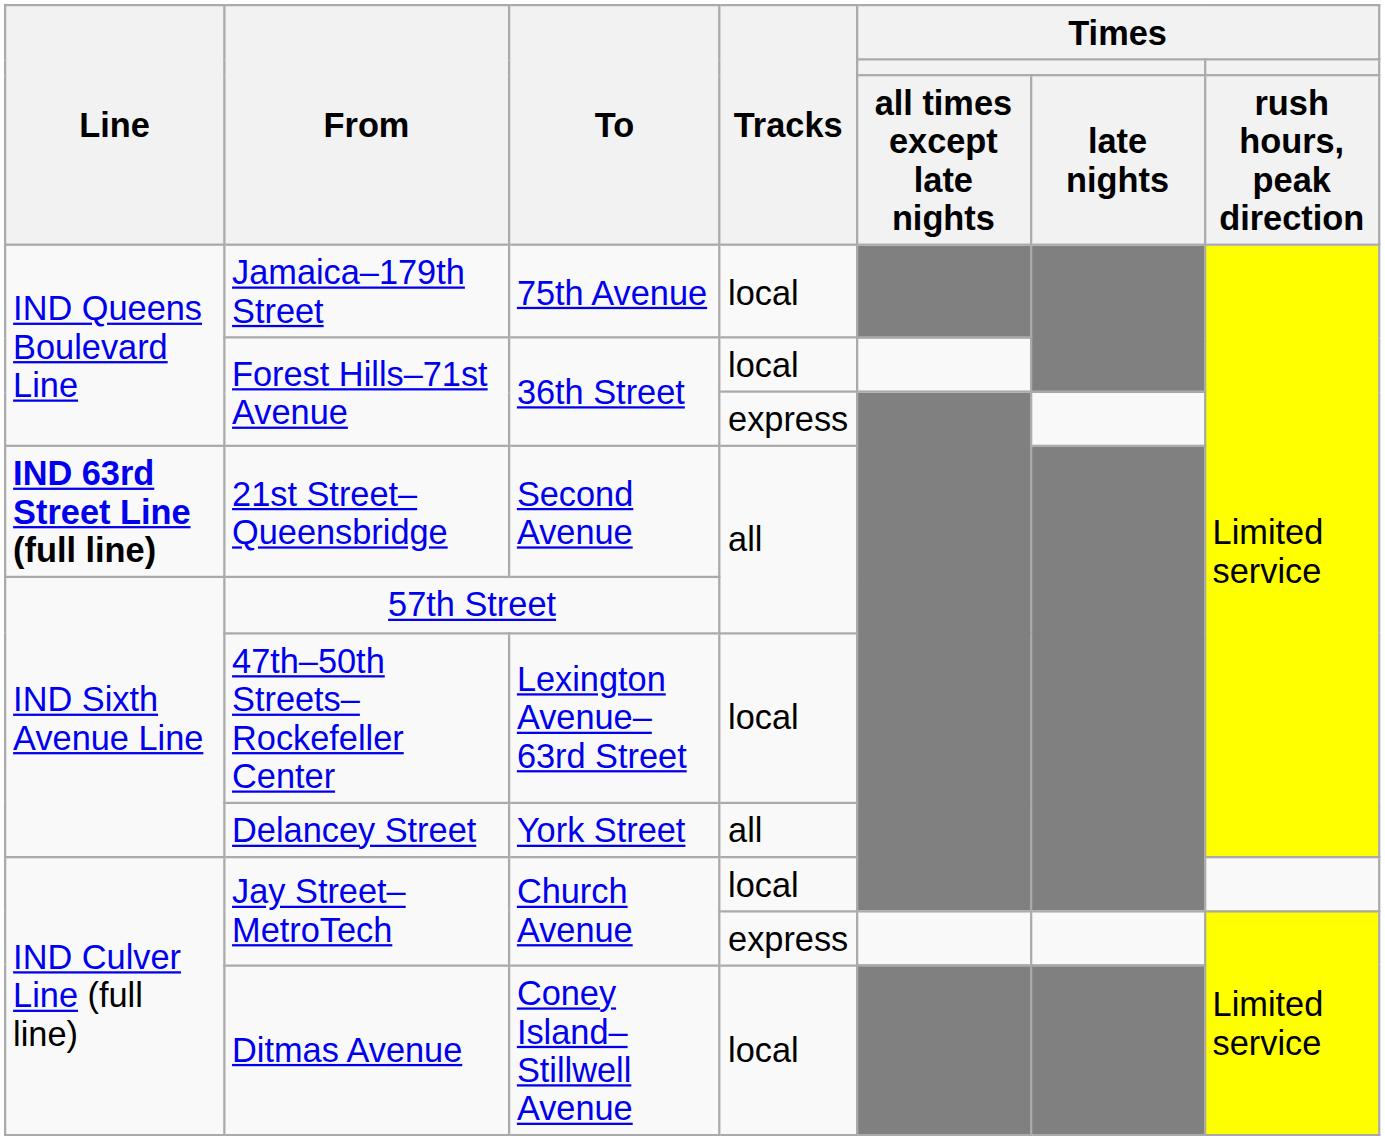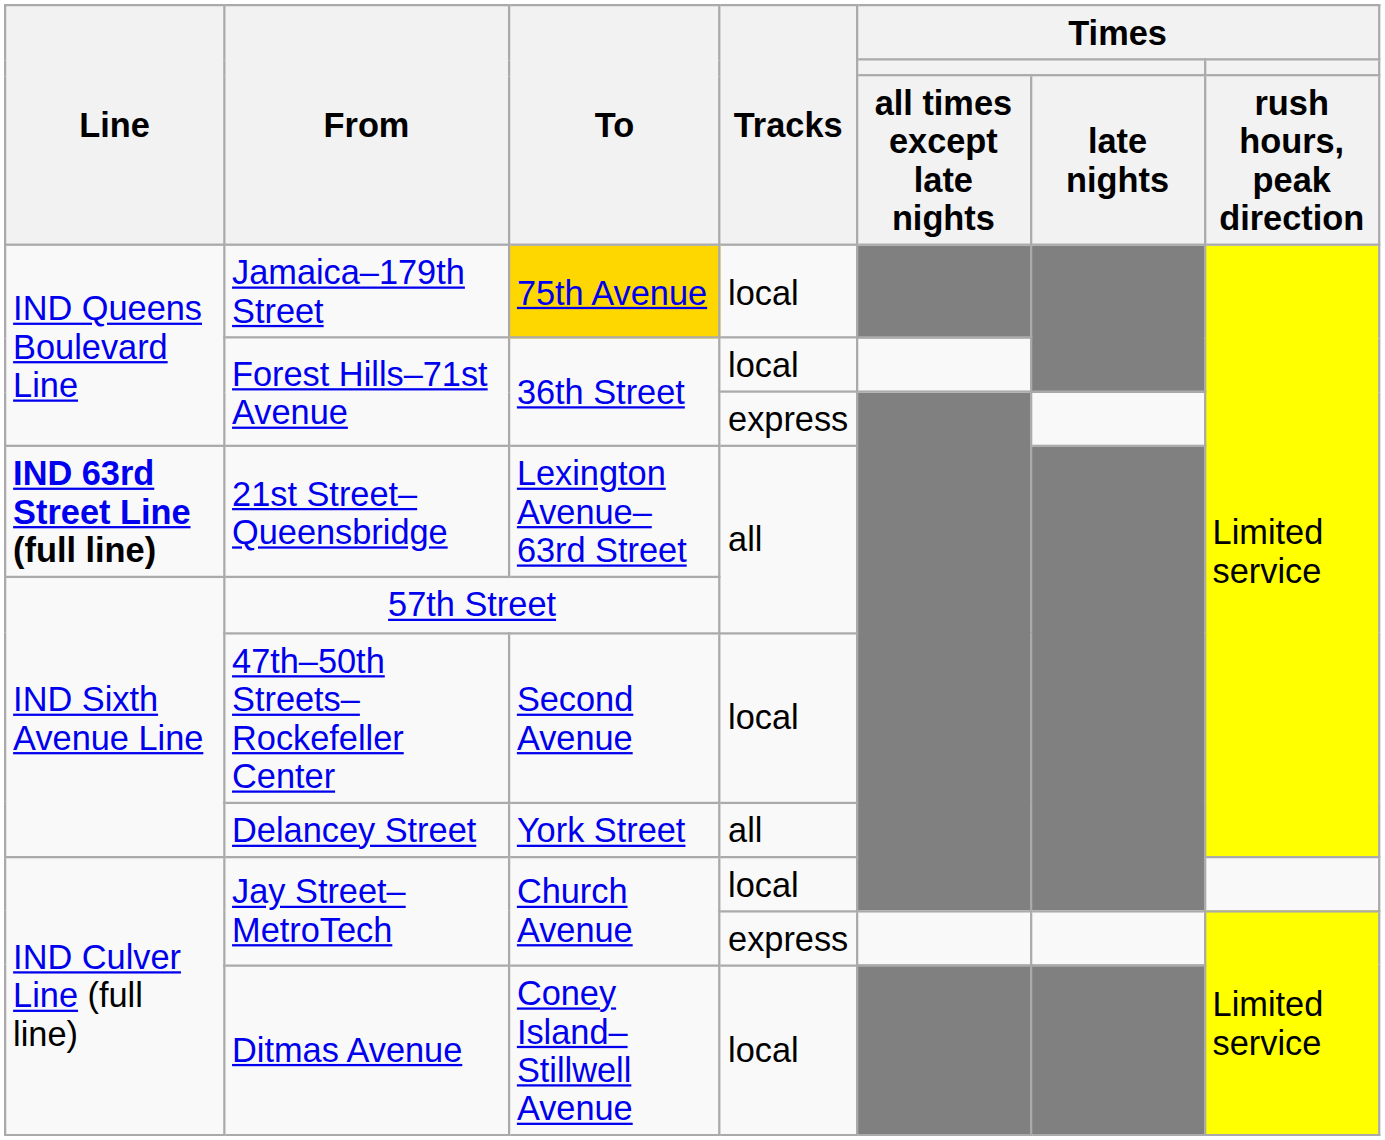(612, 292) no background -> (612, 292) gold background
(575, 512) Second Avenue -> (602, 512) Lexington Avenue–63rd Street
(602, 717) Lexington Avenue–63rd Street -> (575, 717) Second Avenue
